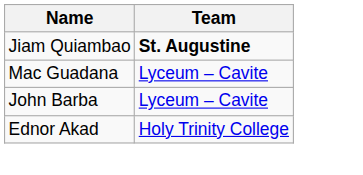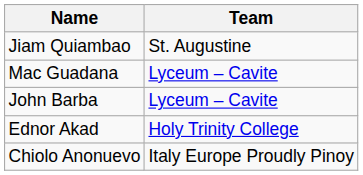(195, 45) bold -> (200, 45) normal
+ row: (75, 156)
